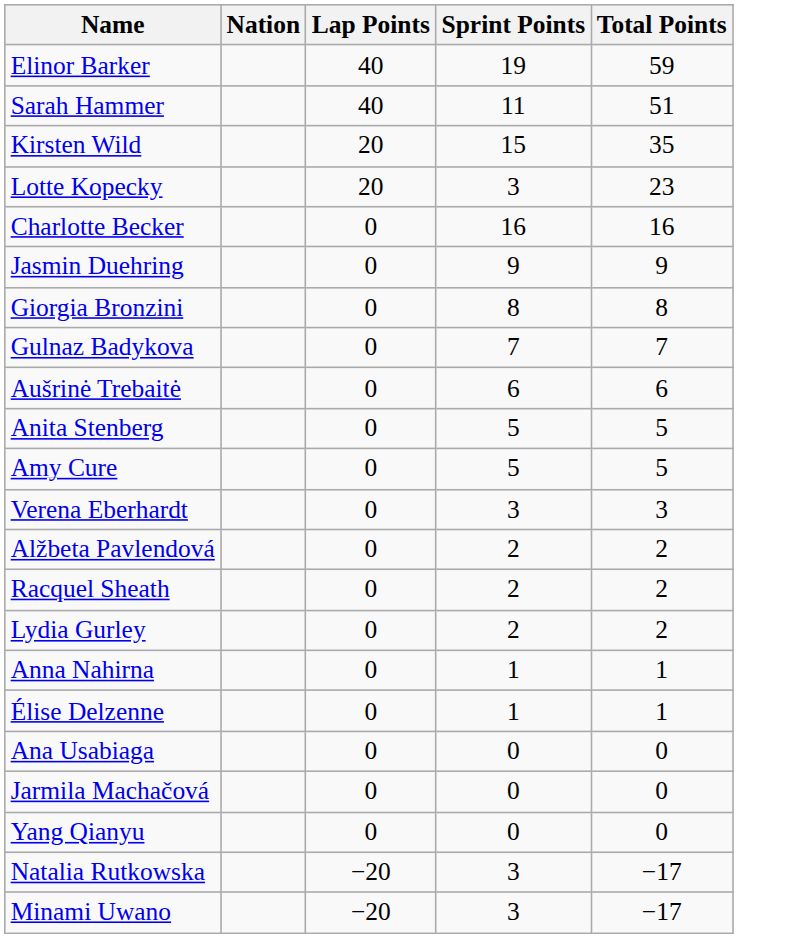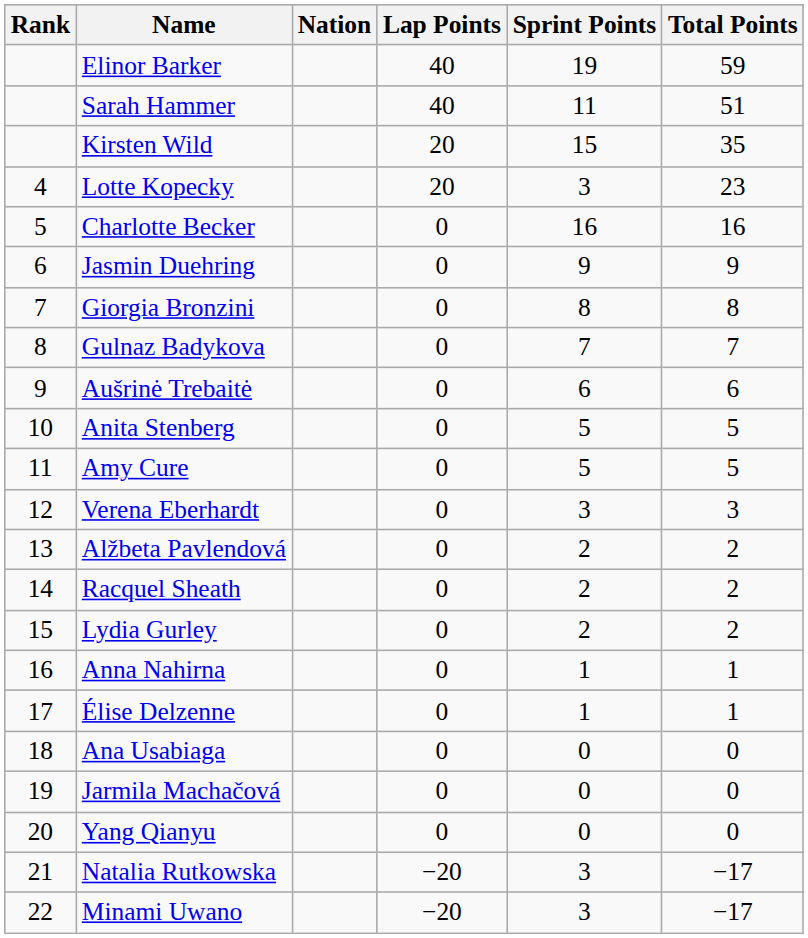+ column: (40, 24)
